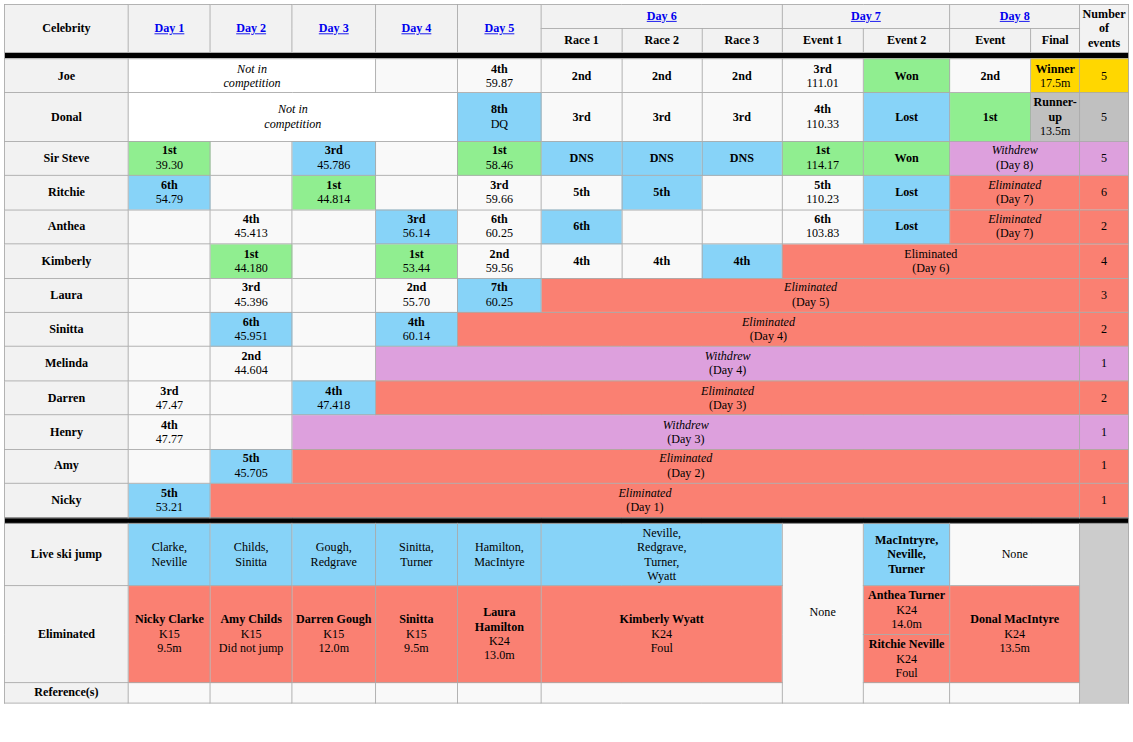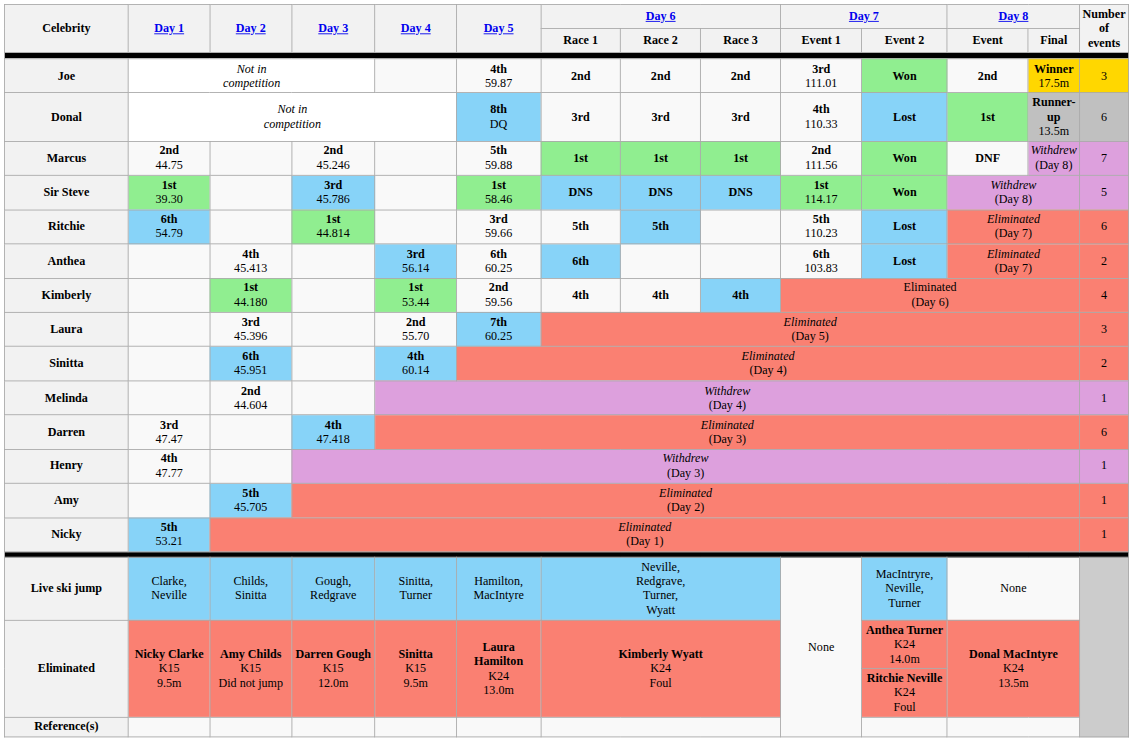(1104, 75) 5 -> (1104, 75) 3
(1104, 116) 5 -> (1104, 116) 6
+ row: (66, 158)
(1104, 397) 2 -> (1104, 431) 6
(907, 554) bold -> (905, 588) normal
